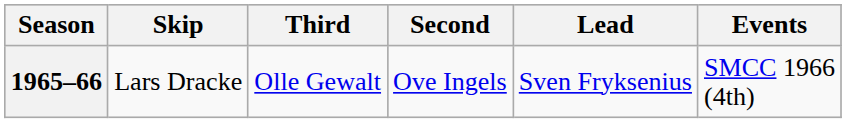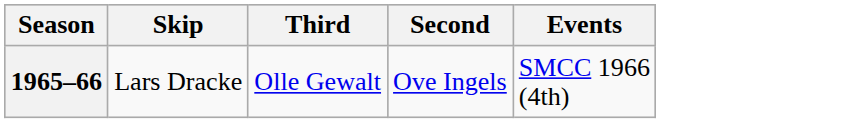- column: (605, 25)
